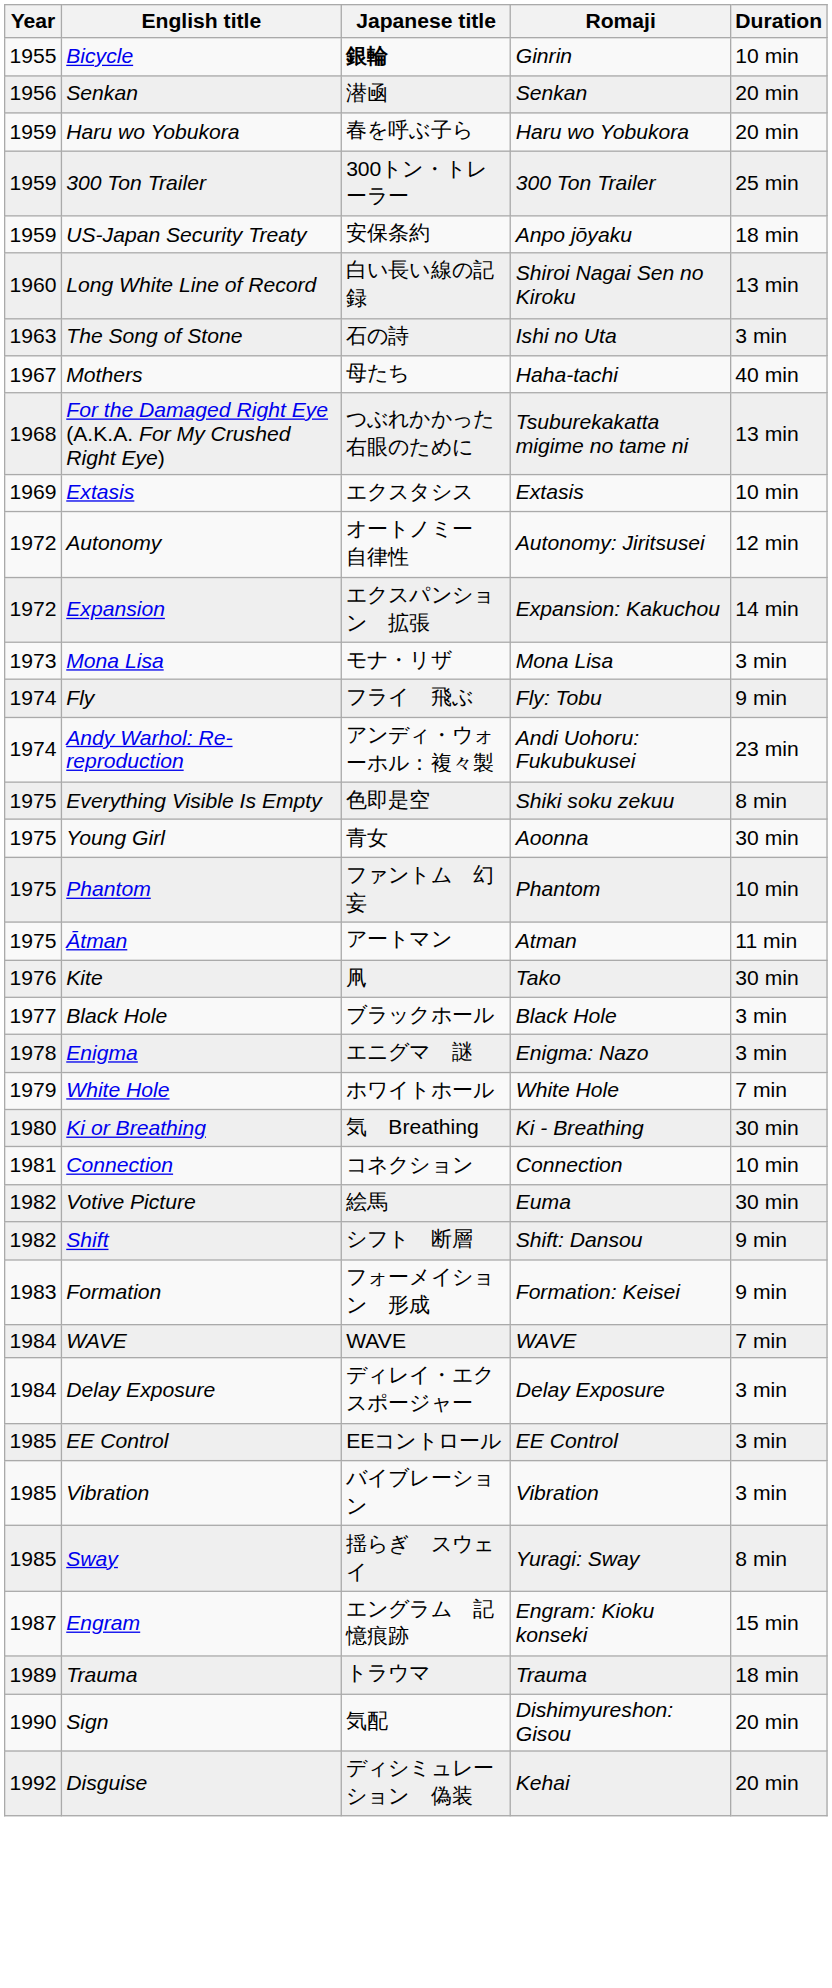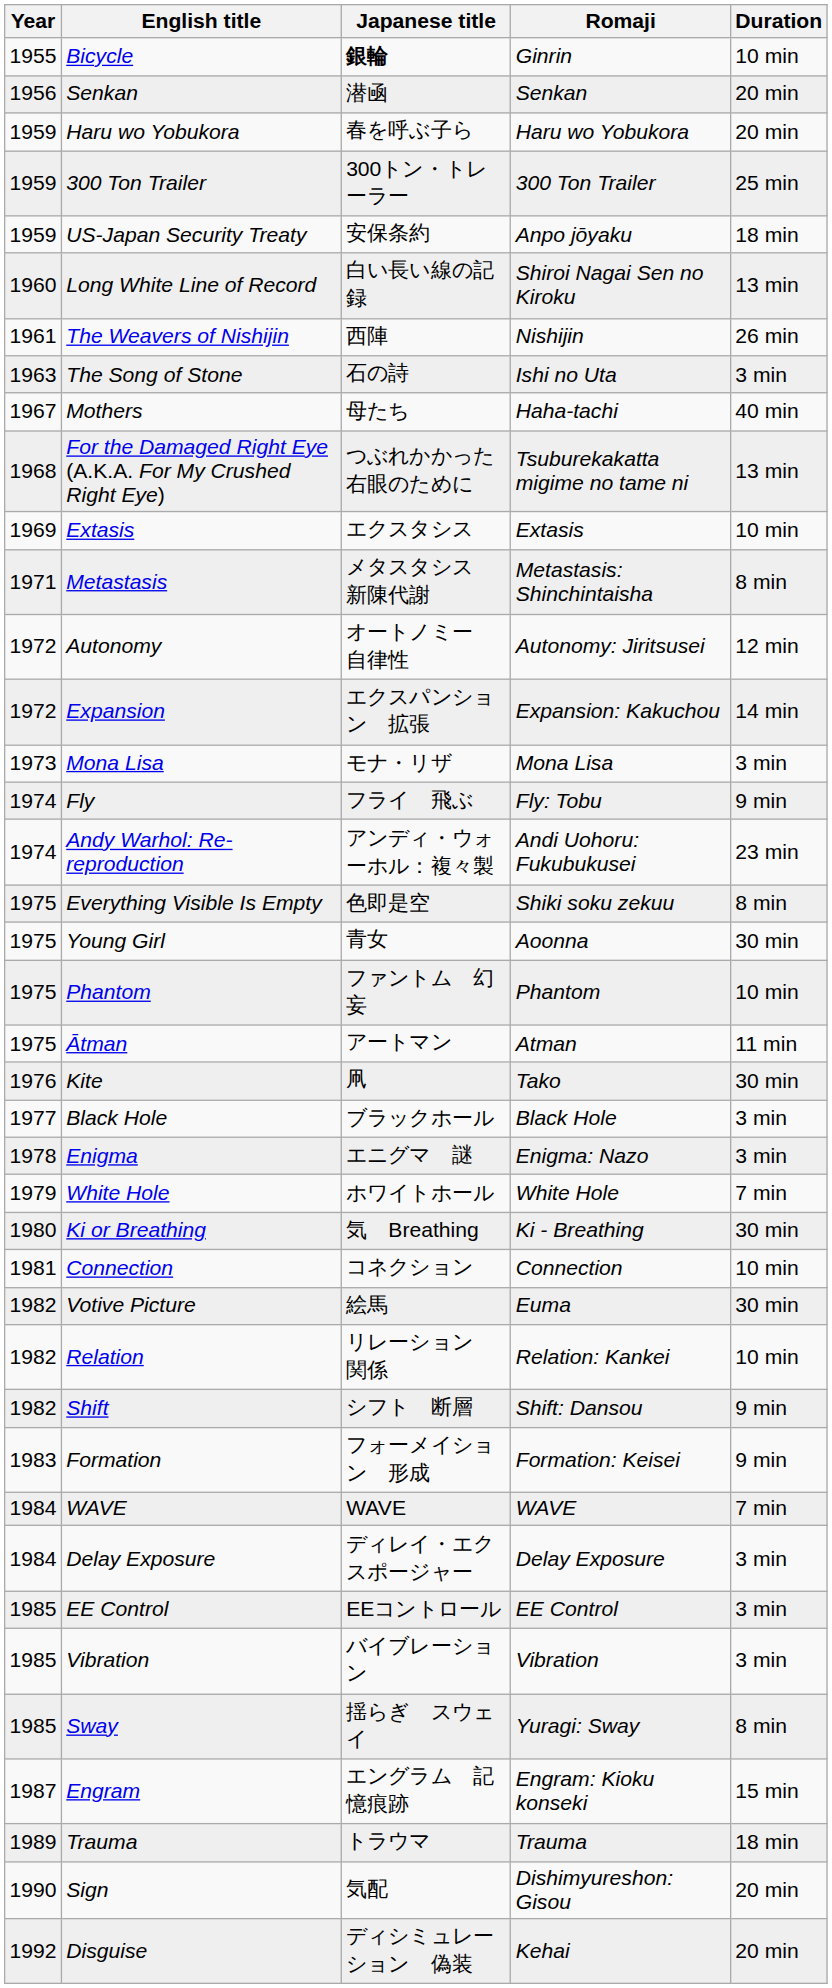+ row: (178, 336)
+ row: (117, 581)
+ row: (105, 1356)
